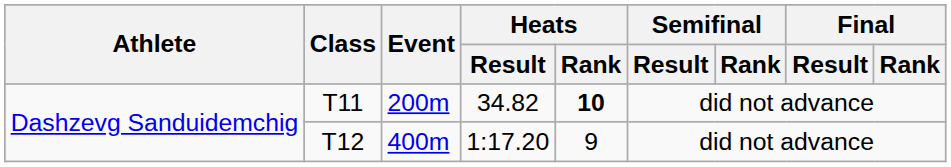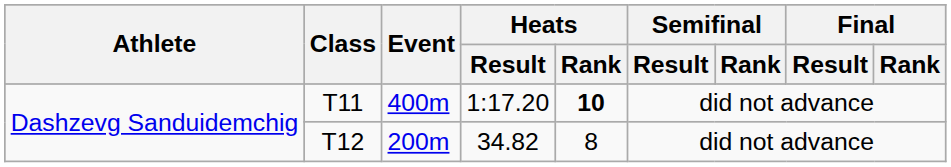(418, 103) 200m -> (418, 103) 400m
(508, 103) 34.82 -> (508, 103) 1:17.20
(418, 142) 400m -> (418, 142) 200m
(508, 142) 1:17.20 -> (508, 142) 34.82
(591, 142) 9 -> (591, 142) 8
